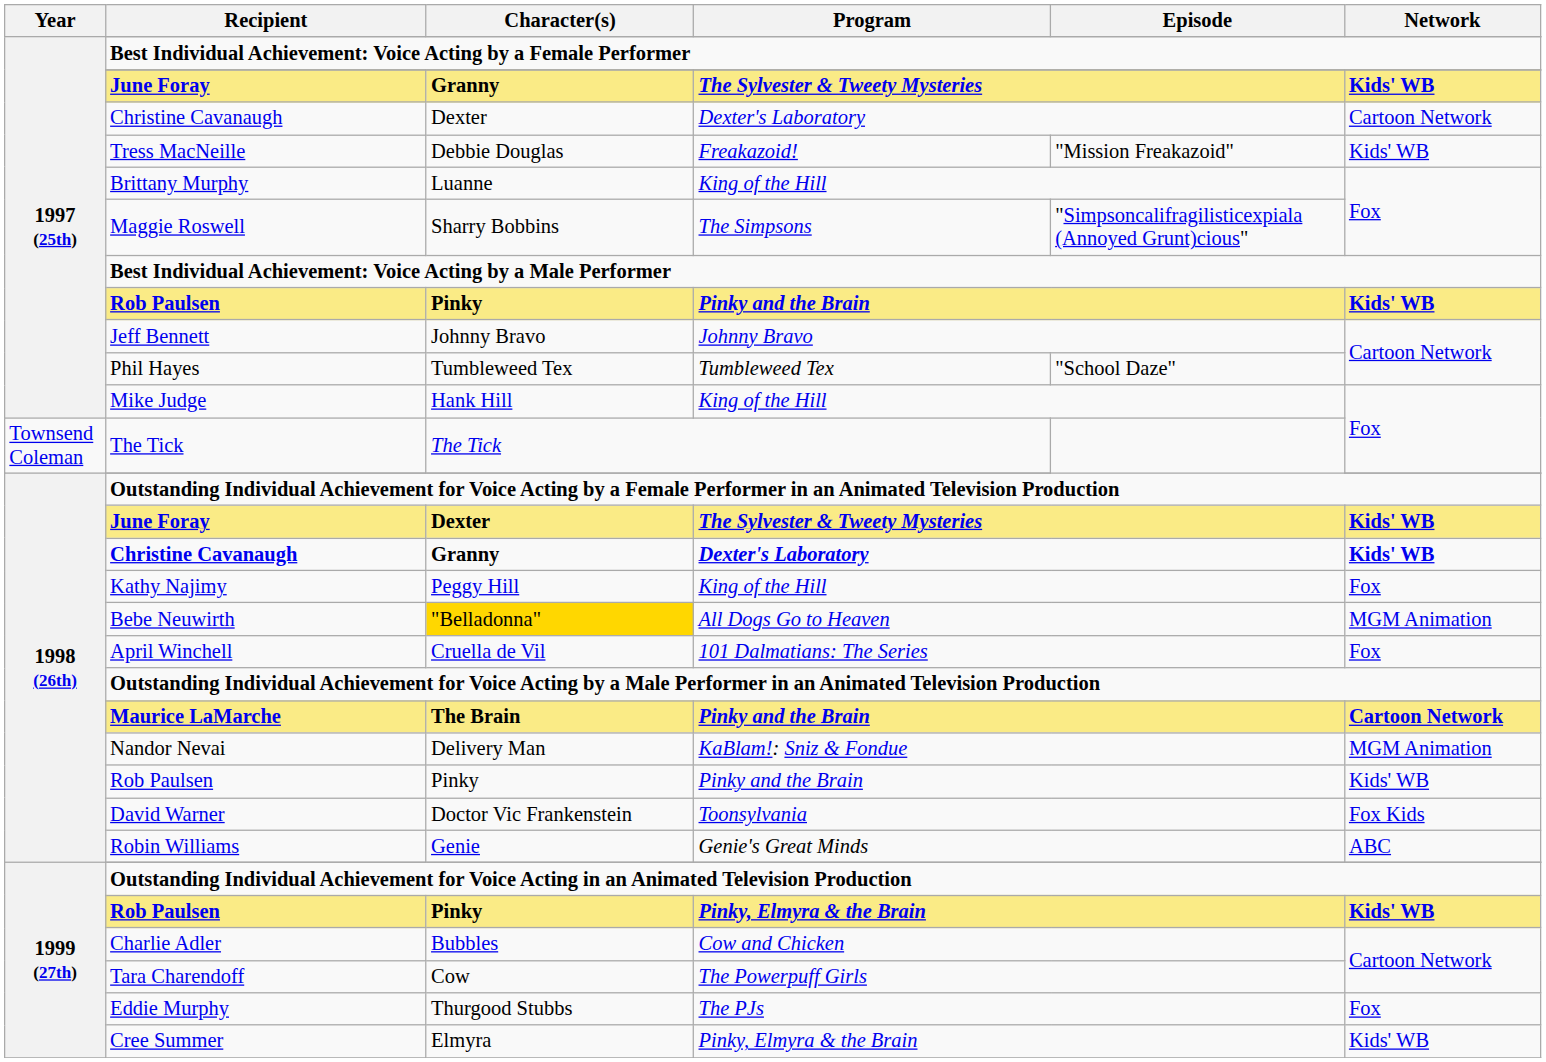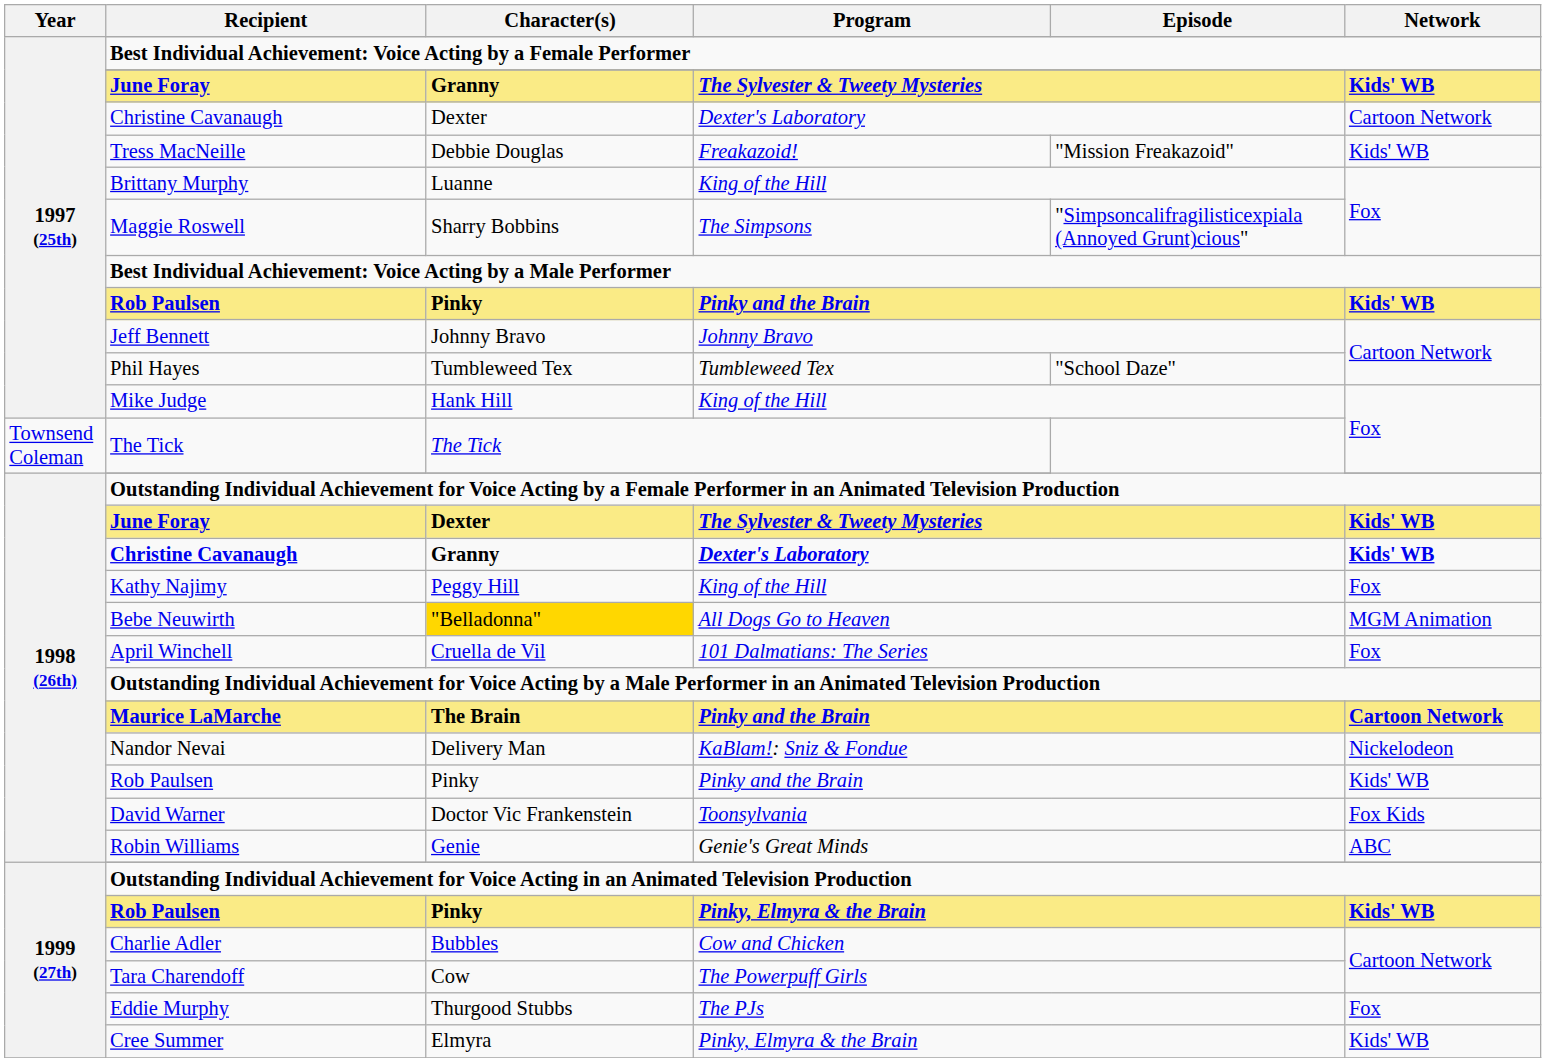(1420, 748) MGM Animation -> (1401, 748) Nickelodeon
